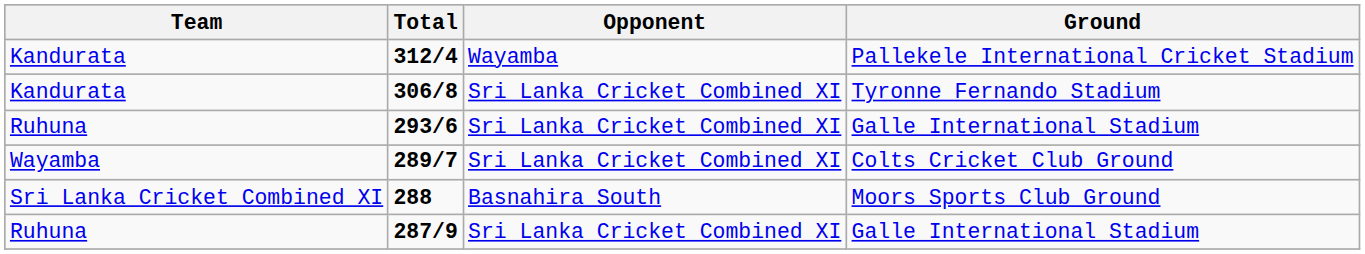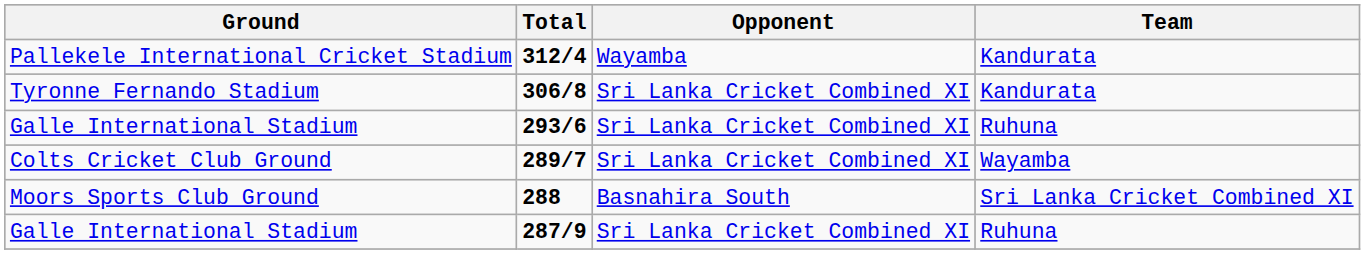columns swapped: (197, 22) <-> (1103, 22)
